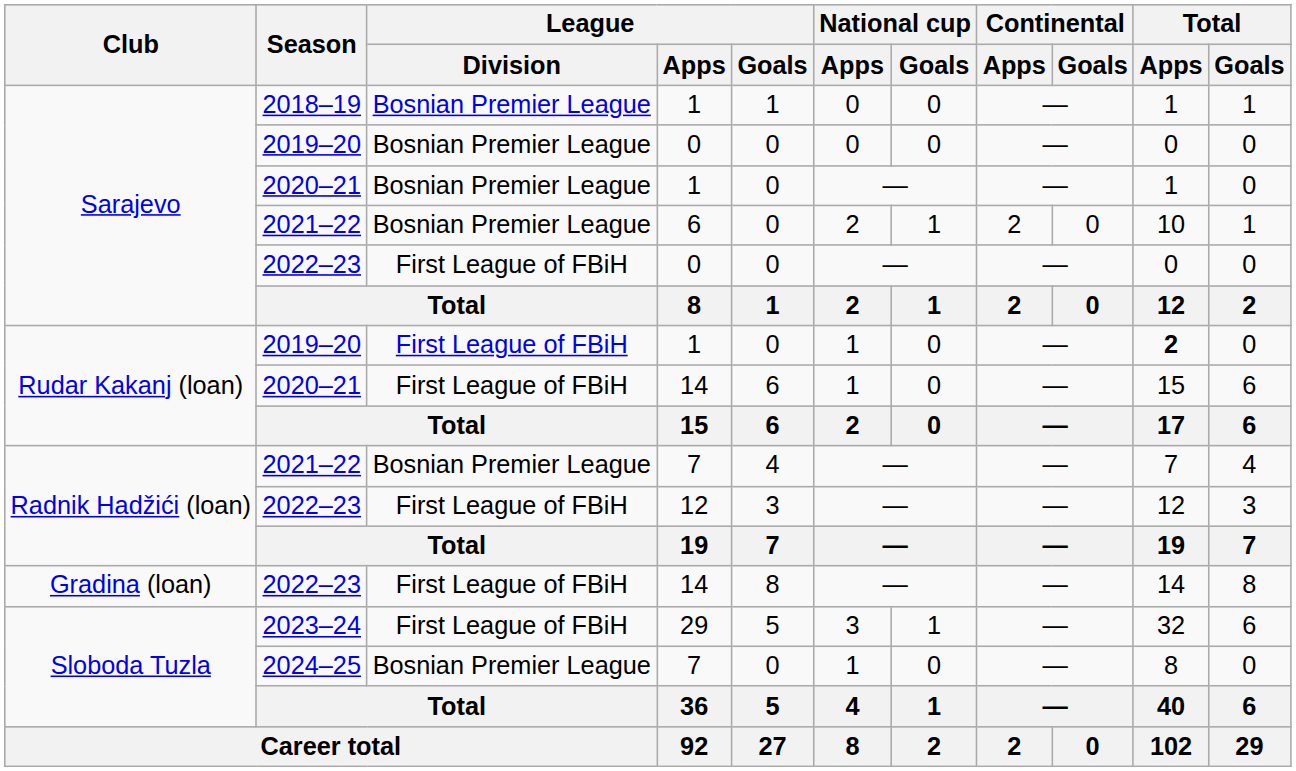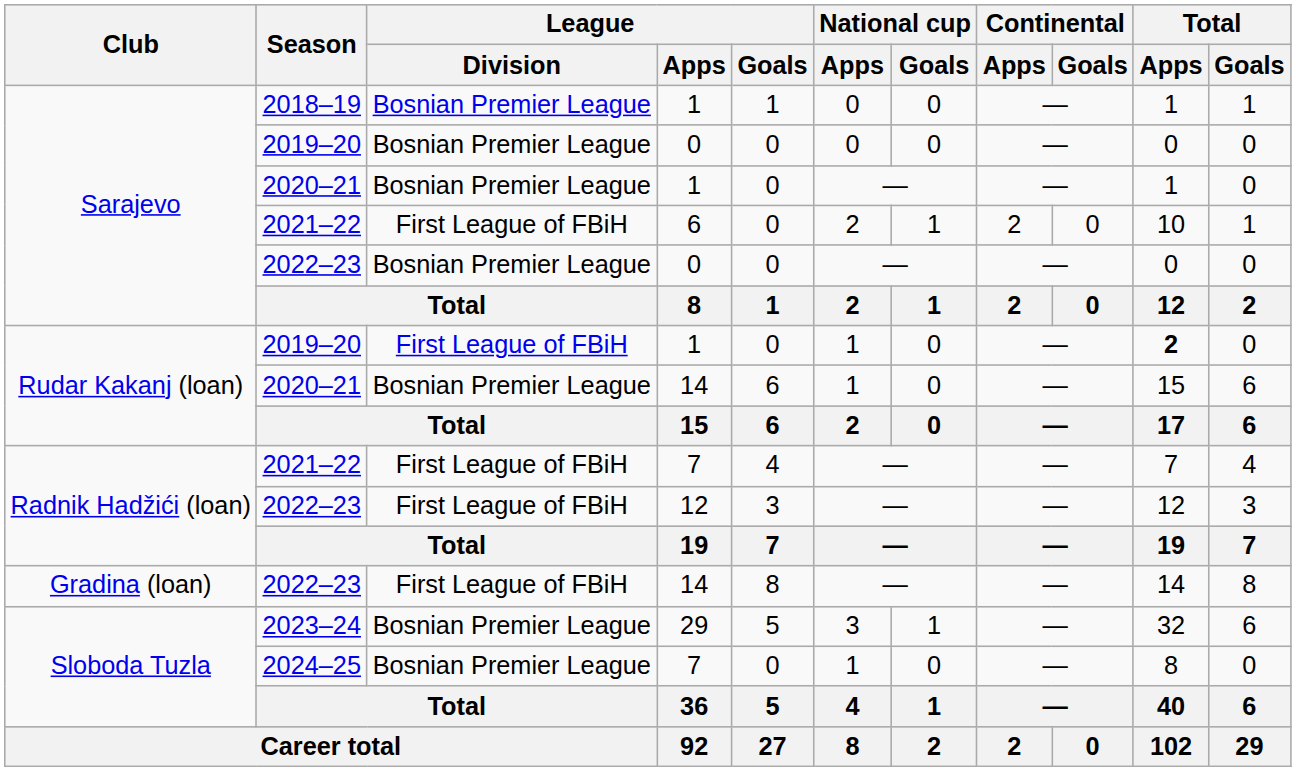(512, 225) Bosnian Premier League -> (512, 225) First League of FBiH
(512, 265) First League of FBiH -> (512, 265) Bosnian Premier League
(512, 385) First League of FBiH -> (512, 385) Bosnian Premier League
(512, 465) Bosnian Premier League -> (512, 465) First League of FBiH
(512, 625) First League of FBiH -> (512, 625) Bosnian Premier League
